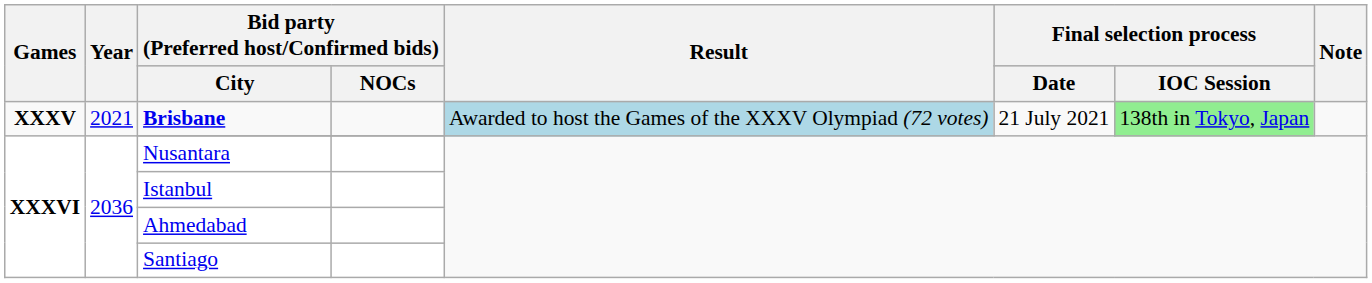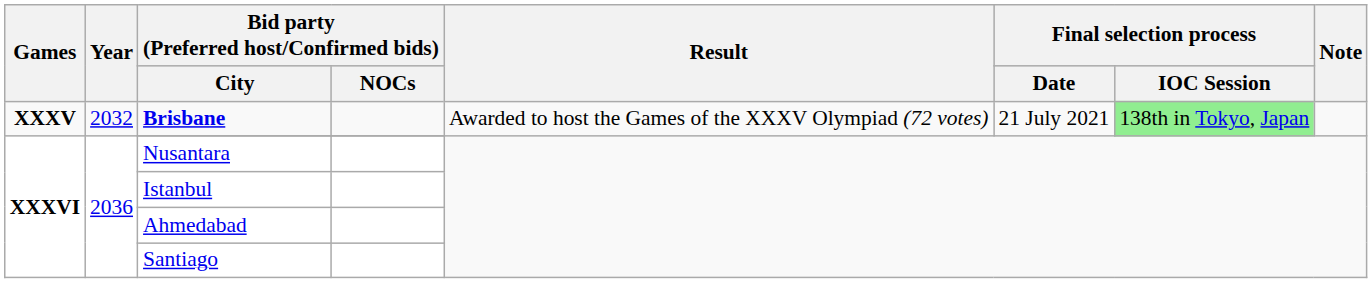(112, 118) 2021 -> (112, 118) 2032
(719, 118) lightblue background -> (719, 118) no background
